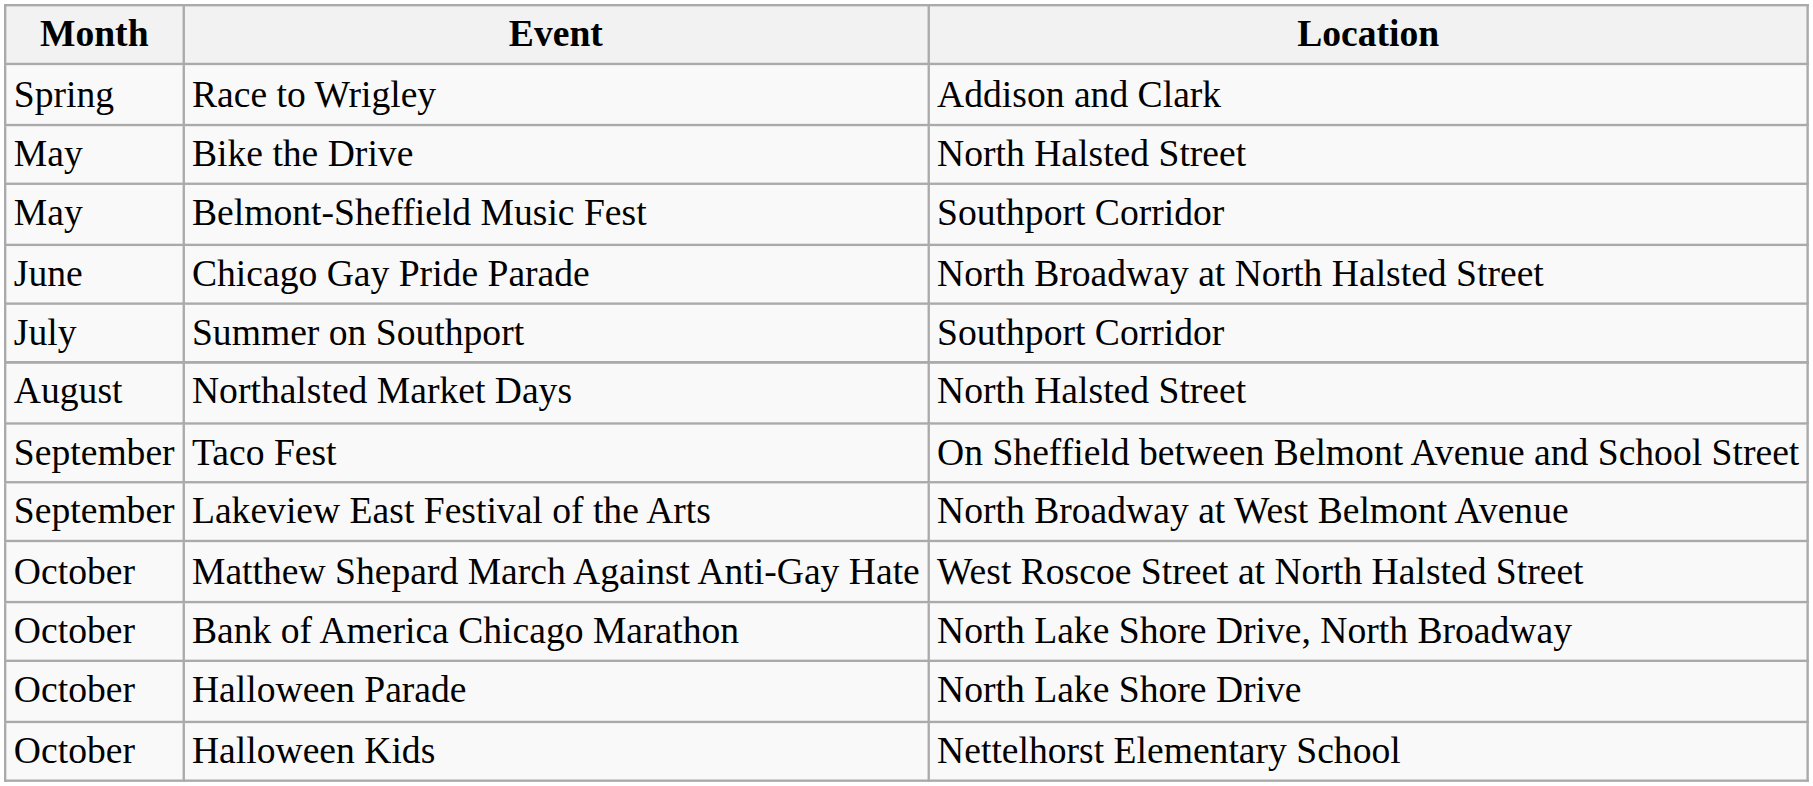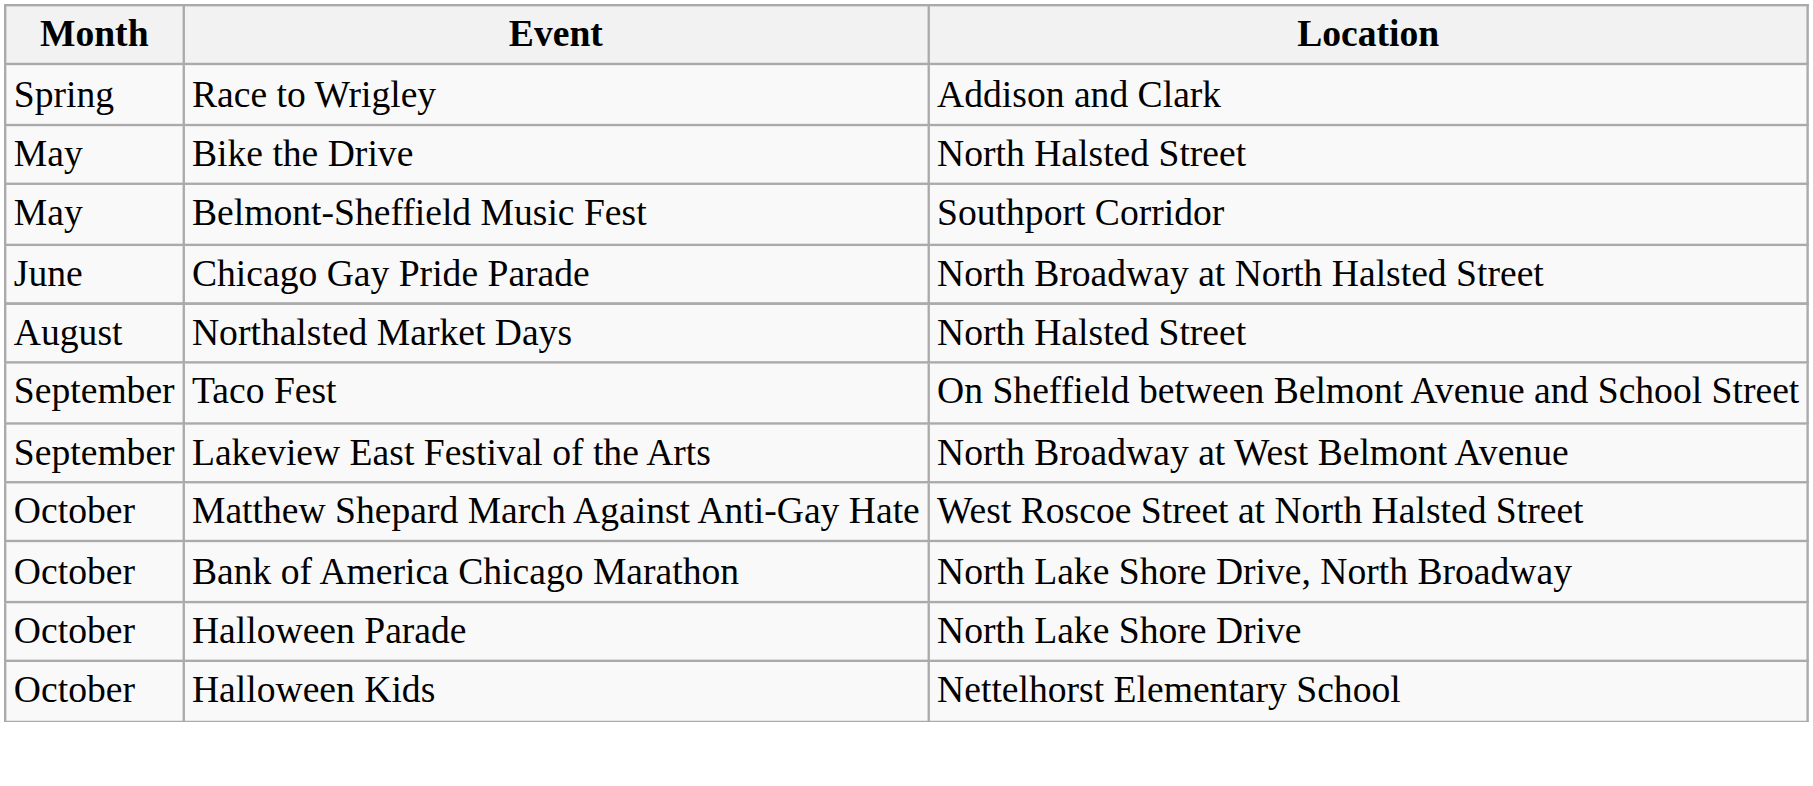- row: (358, 332)
